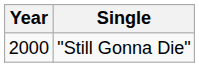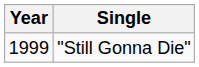(29, 47) 2000 -> (29, 47) 1999
